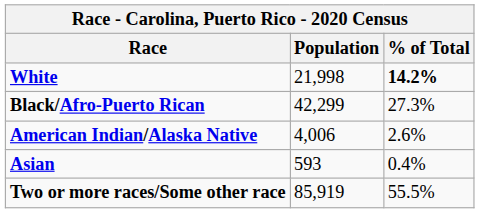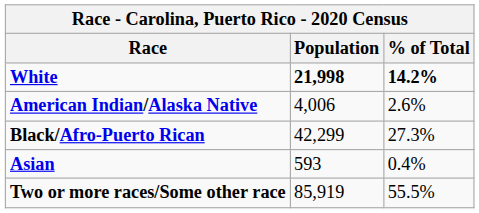(319, 77) normal -> (319, 77) bold
rows swapped: (107, 105) <-> (134, 134)
